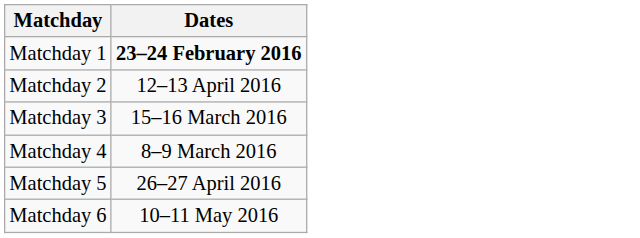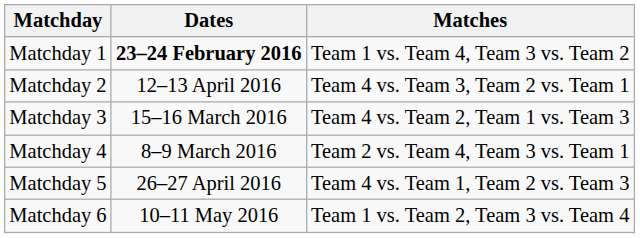+ column: (470, 20)
